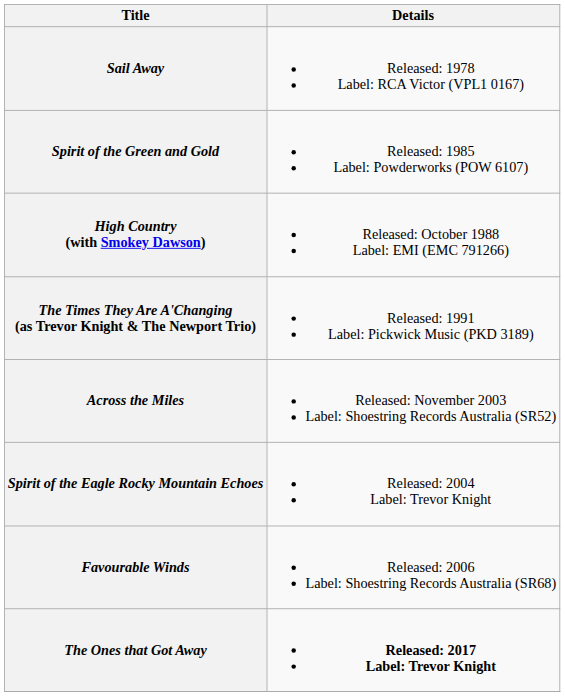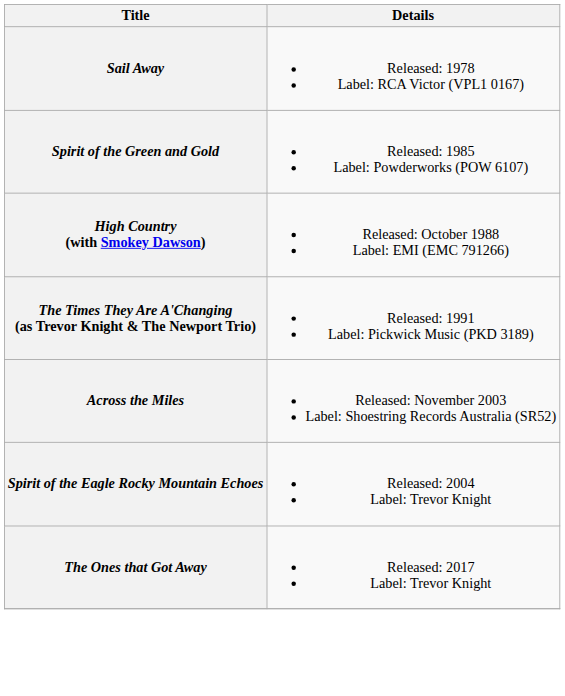- row: (136, 567)
(413, 658) bold -> (413, 575) normal
